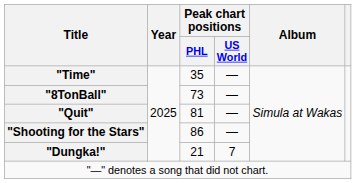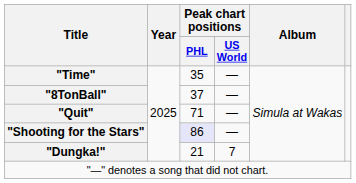(197, 94) 73 -> (197, 94) 37
(197, 113) 81 -> (197, 113) 71
(197, 132) no background -> (197, 132) lavender background
